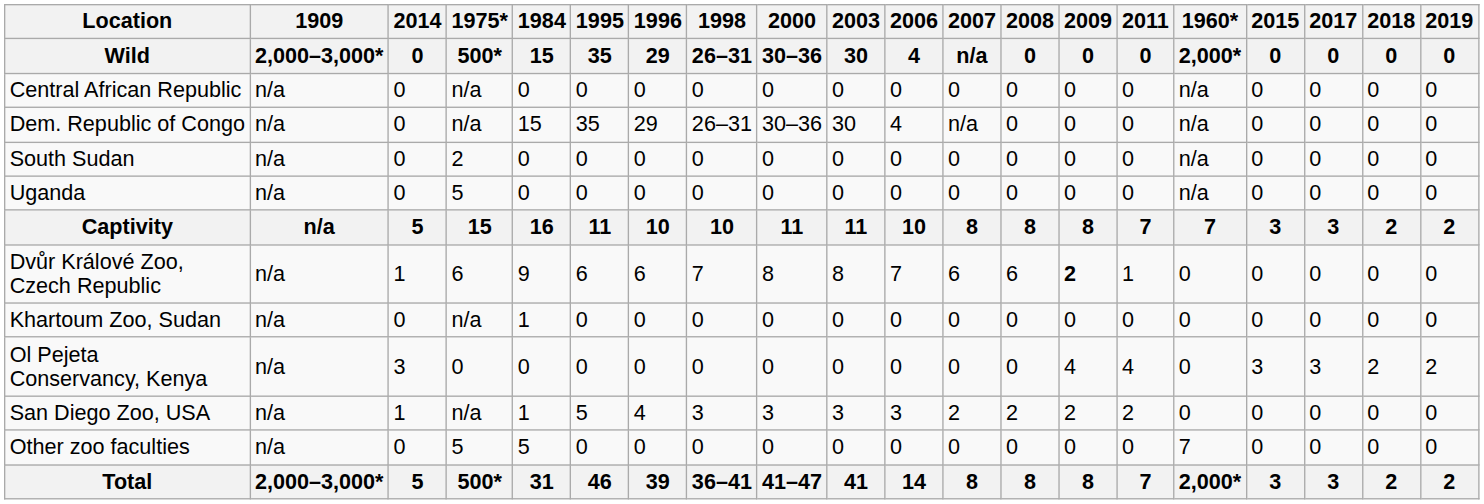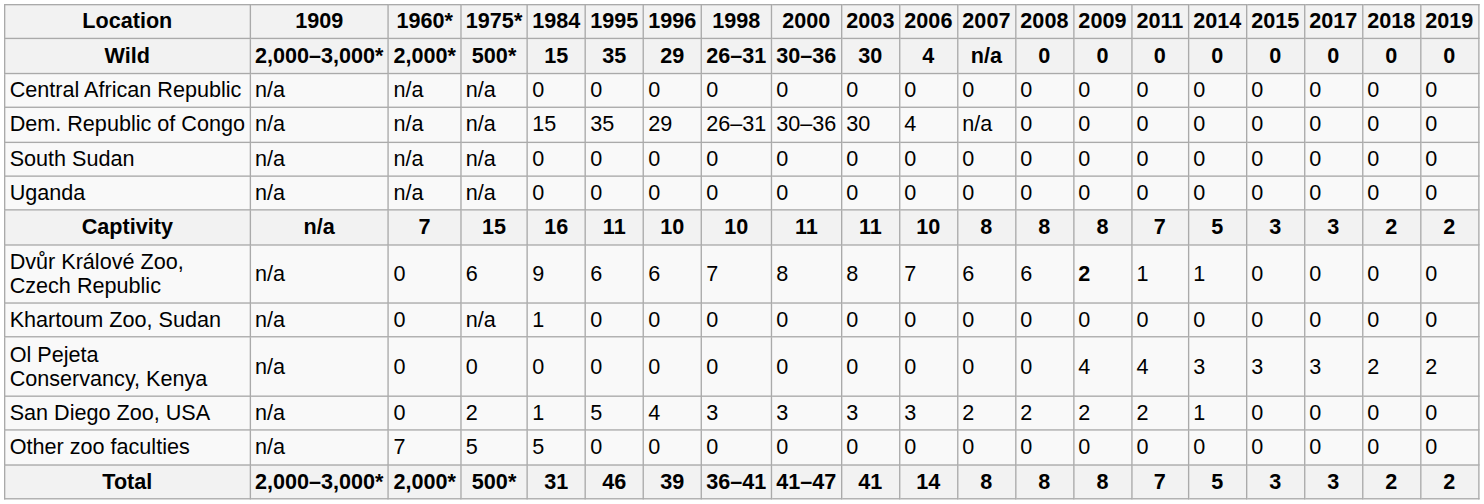columns swapped: (1210, 55) <-> (417, 55)
(457, 158) 2 -> (481, 158) n/a
(457, 192) 5 -> (481, 192) n/a
(466, 412) n/a -> (472, 412) 2
